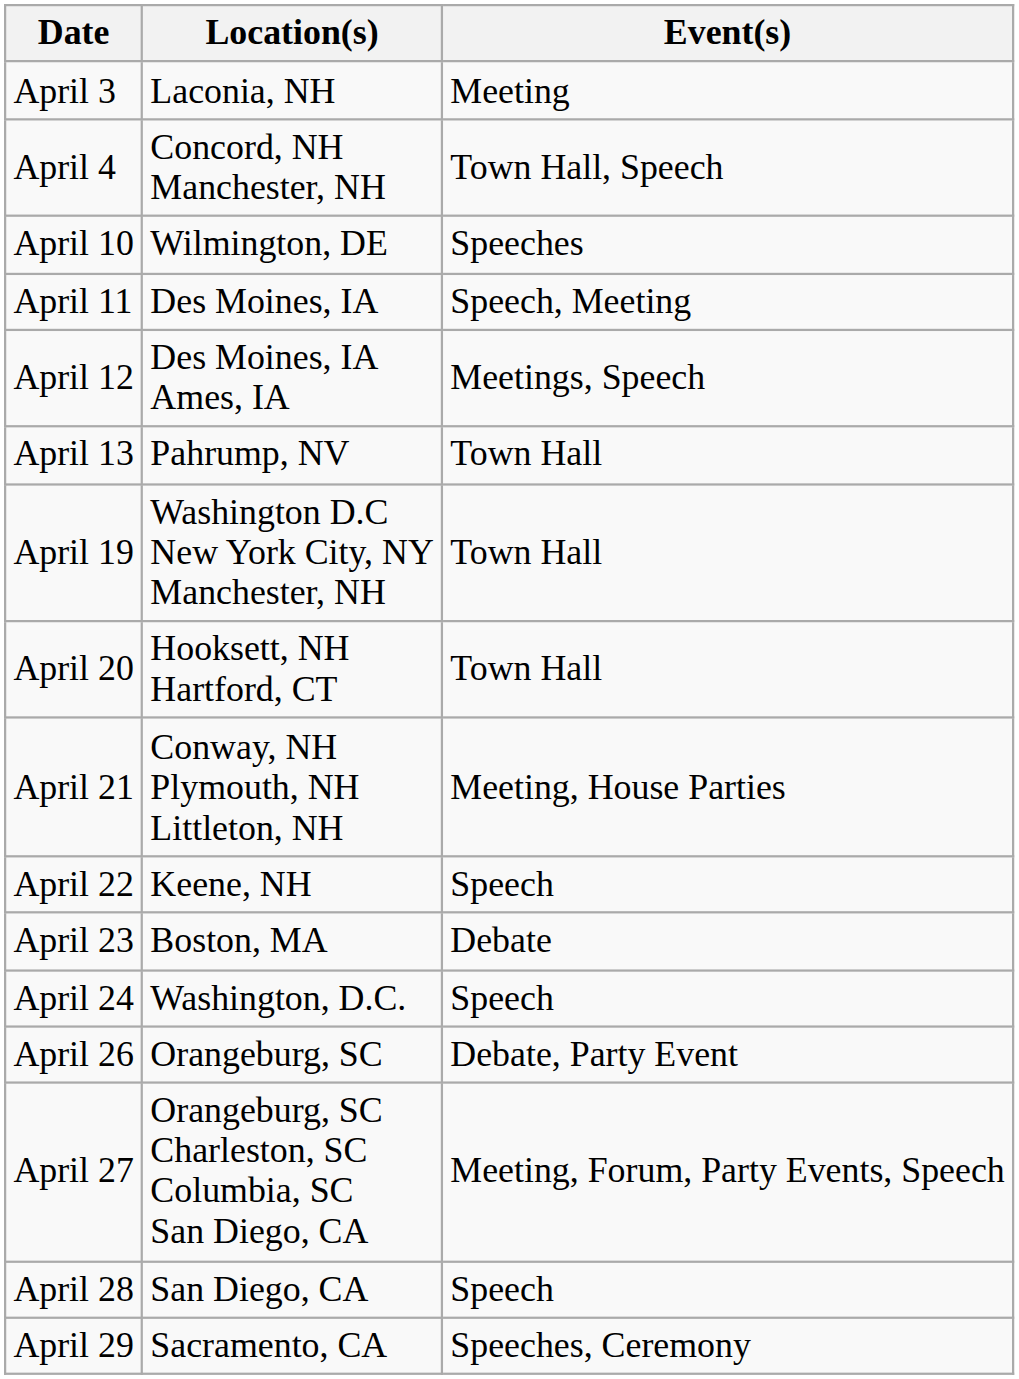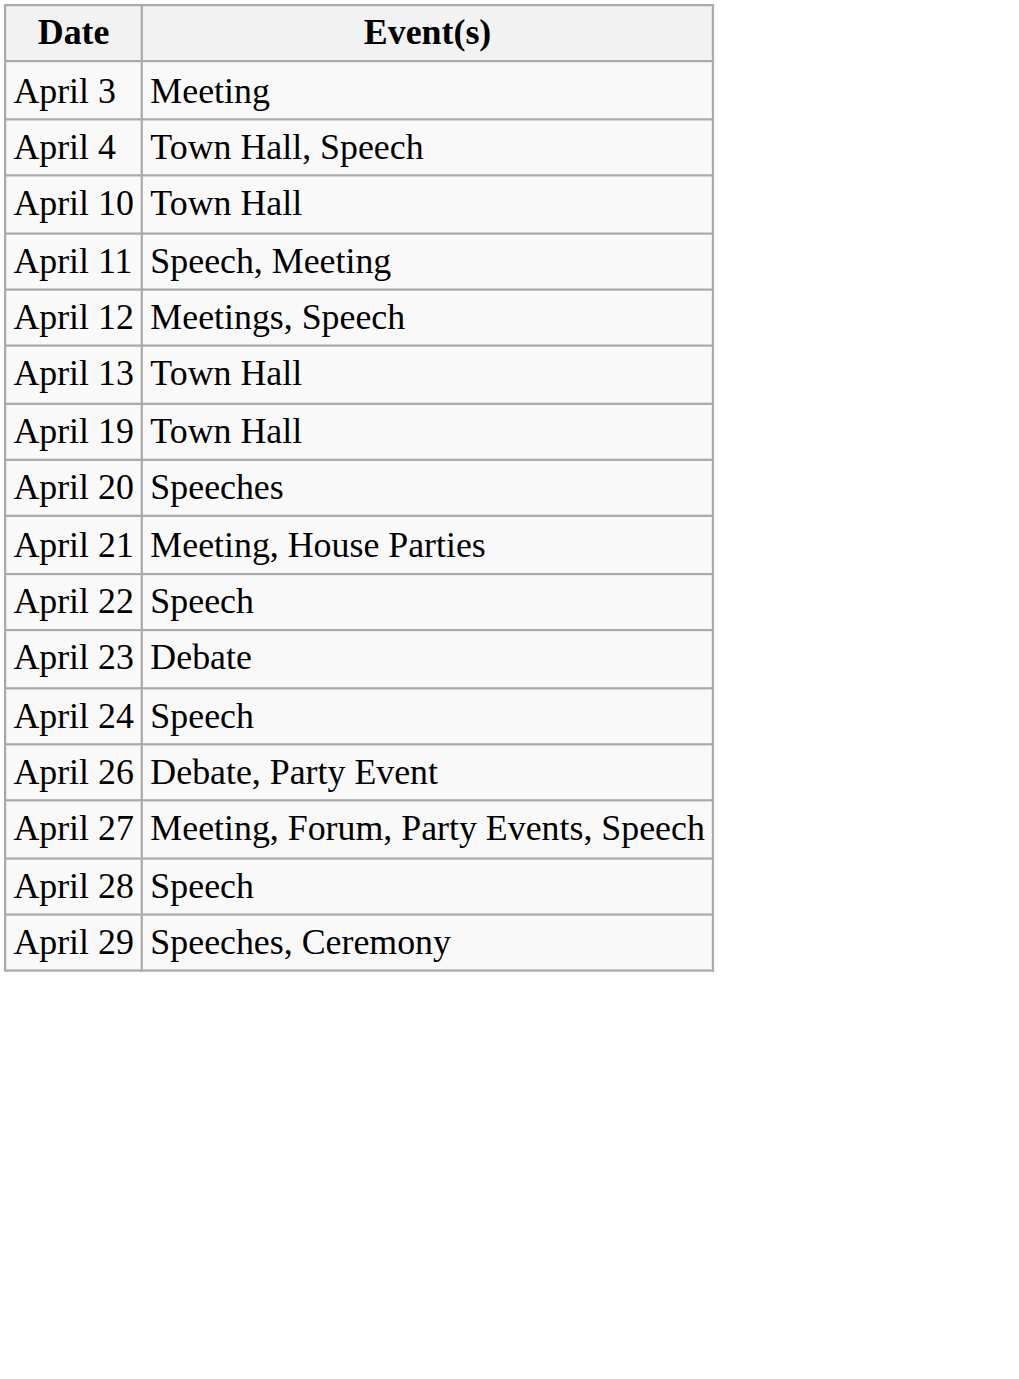- column: (292, 32)
(517, 243) Speeches -> (226, 203) Town Hall
(526, 669) Town Hall -> (217, 487) Speeches
